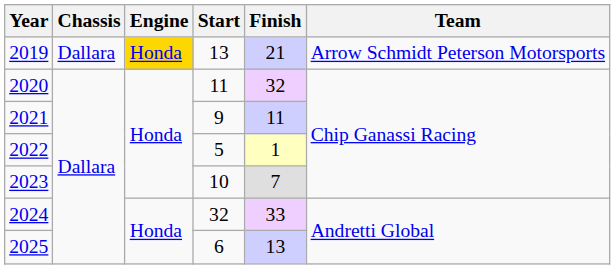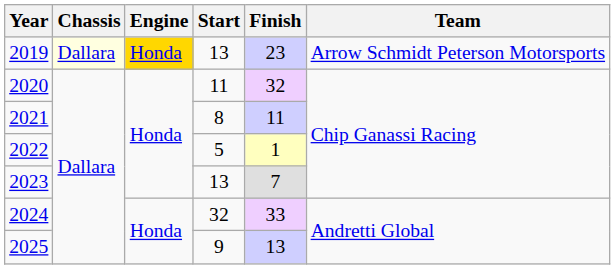(86, 53) no background -> (86, 53) lightyellow background
(275, 53) 21 -> (275, 53) 23
(219, 117) 9 -> (219, 117) 8
(219, 182) 10 -> (219, 182) 13
(219, 247) 6 -> (219, 247) 9
